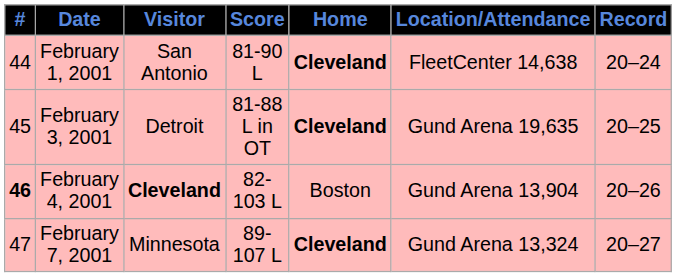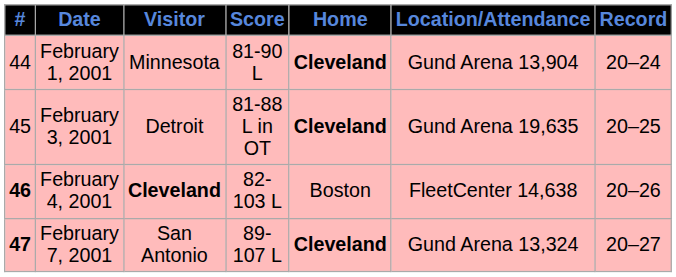(174, 62) San Antonio -> (174, 62) Minnesota
(493, 62) FleetCenter 14,638 -> (493, 62) Gund Arena 13,904
(493, 191) Gund Arena 13,904 -> (493, 191) FleetCenter 14,638
(20, 244) normal -> (20, 244) bold
(174, 244) Minnesota -> (174, 244) San Antonio
